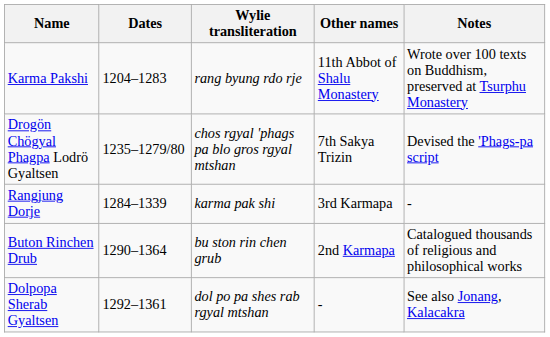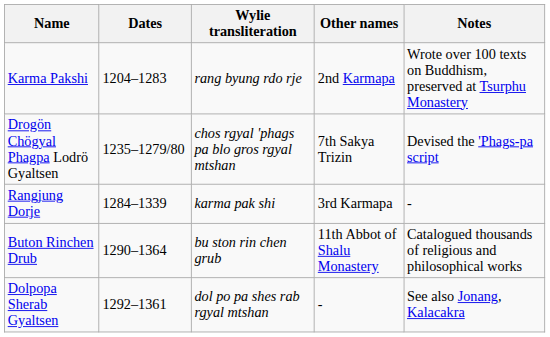(357, 78) 11th Abbot of Shalu Monastery -> (356, 78) 2nd Karmapa
(356, 250) 2nd Karmapa -> (357, 250) 11th Abbot of Shalu Monastery
